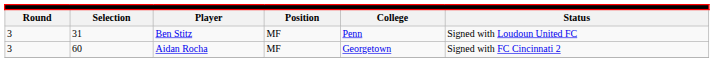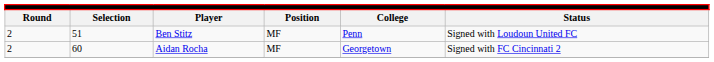(9, 33) 3 -> (9, 33) 2
(77, 33) 31 -> (77, 33) 51
(9, 49) 3 -> (9, 49) 2
